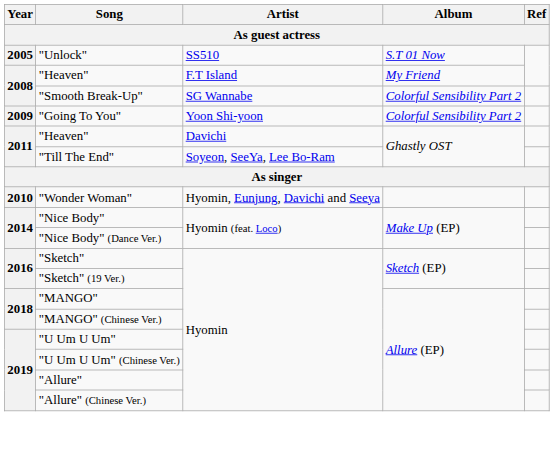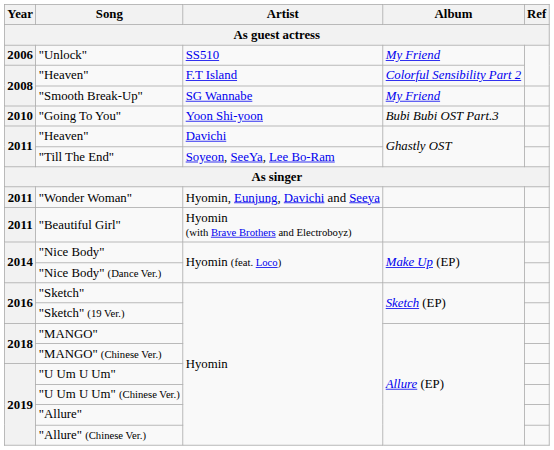(20, 55) 2005 -> (20, 55) 2006
(415, 55) S.T 01 Now -> (413, 55) My Friend
(413, 75) My Friend -> (453, 75) Colorful Sensibility Part 2
(453, 95) Colorful Sensibility Part 2 -> (413, 95) My Friend
(20, 116) 2009 -> (20, 116) 2010
(453, 116) Colorful Sensibility Part 2 -> (442, 116) Bubi Bubi OST Part.3
(20, 197) 2010 -> (20, 197) 2011
+ row: (80, 224)
